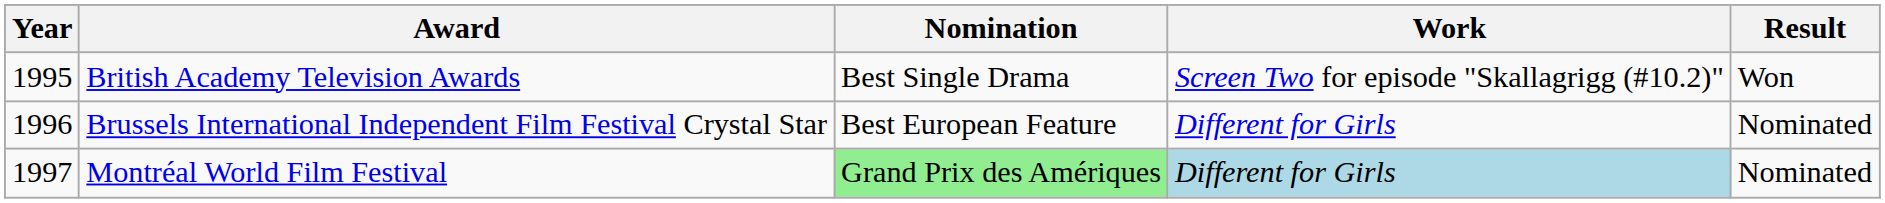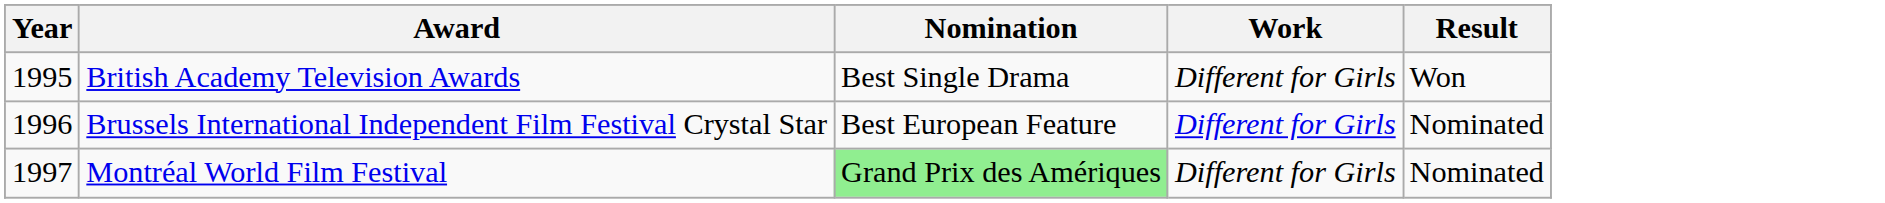(1449, 76) Screen Two for episode "Skallagrigg (#10.2)" -> (1285, 76) Different for Girls
(1285, 172) lightblue background -> (1285, 172) no background
